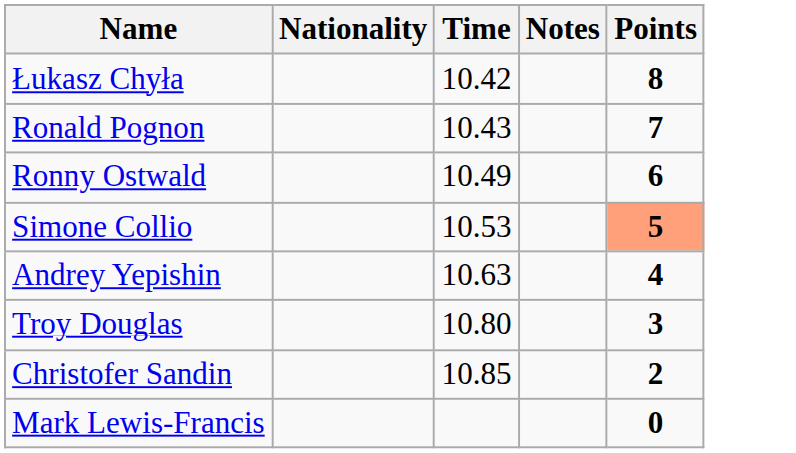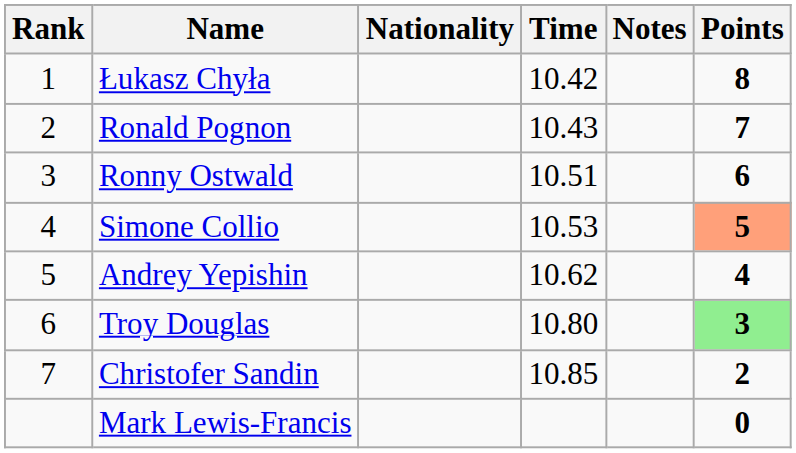+ column: (48, 29)
(477, 176) 10.49 -> (563, 176) 10.51
(477, 275) 10.63 -> (563, 275) 10.62
(656, 324) no background -> (742, 324) lightgreen background
